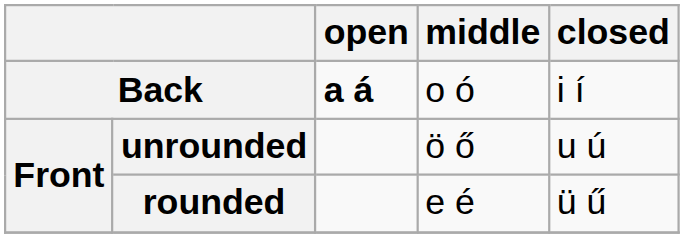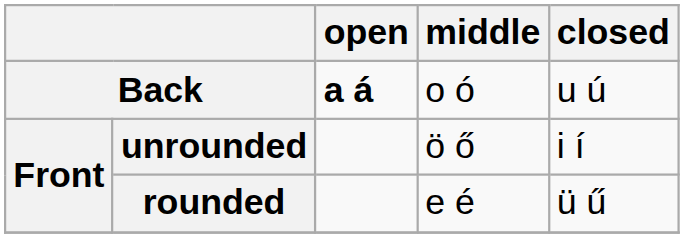(571, 89) i í -> (582, 89) u ú
(582, 145) u ú -> (571, 145) i í
